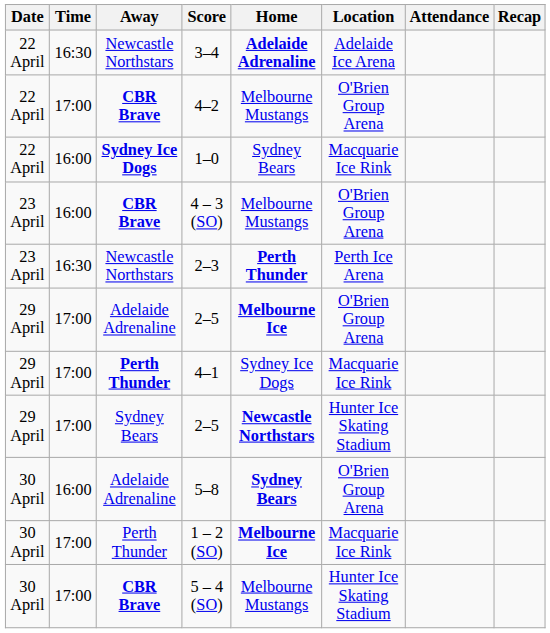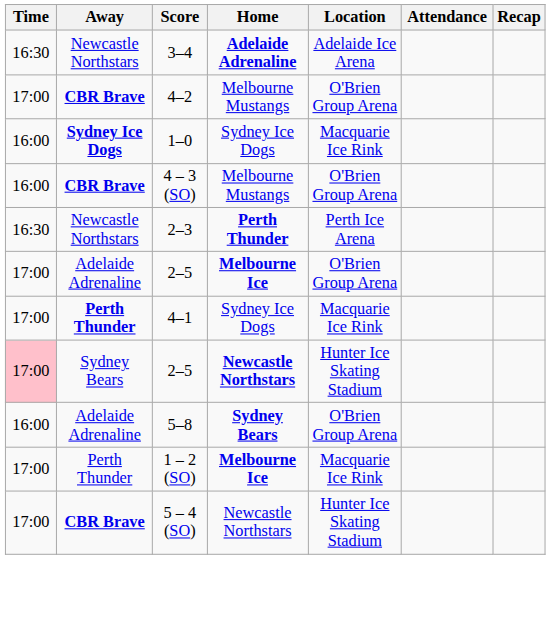- column: (27, 17)
(277, 159) Sydney Bears -> (258, 140) Sydney Ice Dogs
(73, 426) no background -> (31, 371) pink background
(277, 595) Melbourne Mustangs -> (258, 522) Newcastle Northstars
